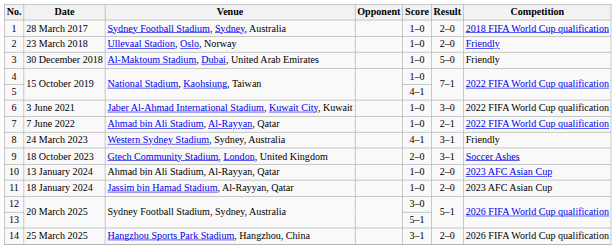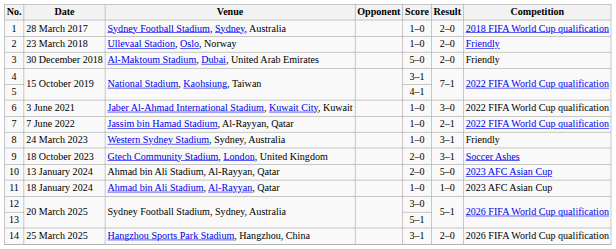(417, 60) 1–0 -> (417, 60) 5–0
(447, 60) 5–0 -> (447, 60) 2–0
(417, 76) 1–0 -> (417, 76) 3–1
(194, 124) Ahmad bin Ali Stadium, Al-Rayyan, Qatar -> (201, 124) Jassim bin Hamad Stadium, Al-Rayyan, Qatar
(417, 140) 4–1 -> (417, 140) 1–0
(417, 172) 1–0 -> (417, 172) 2–0
(447, 172) 2–0 -> (447, 172) 5–0
(201, 188) Jassim bin Hamad Stadium, Al-Rayyan, Qatar -> (194, 188) Ahmad bin Ali Stadium, Al-Rayyan, Qatar
(447, 188) 2–0 -> (447, 188) 1–0
